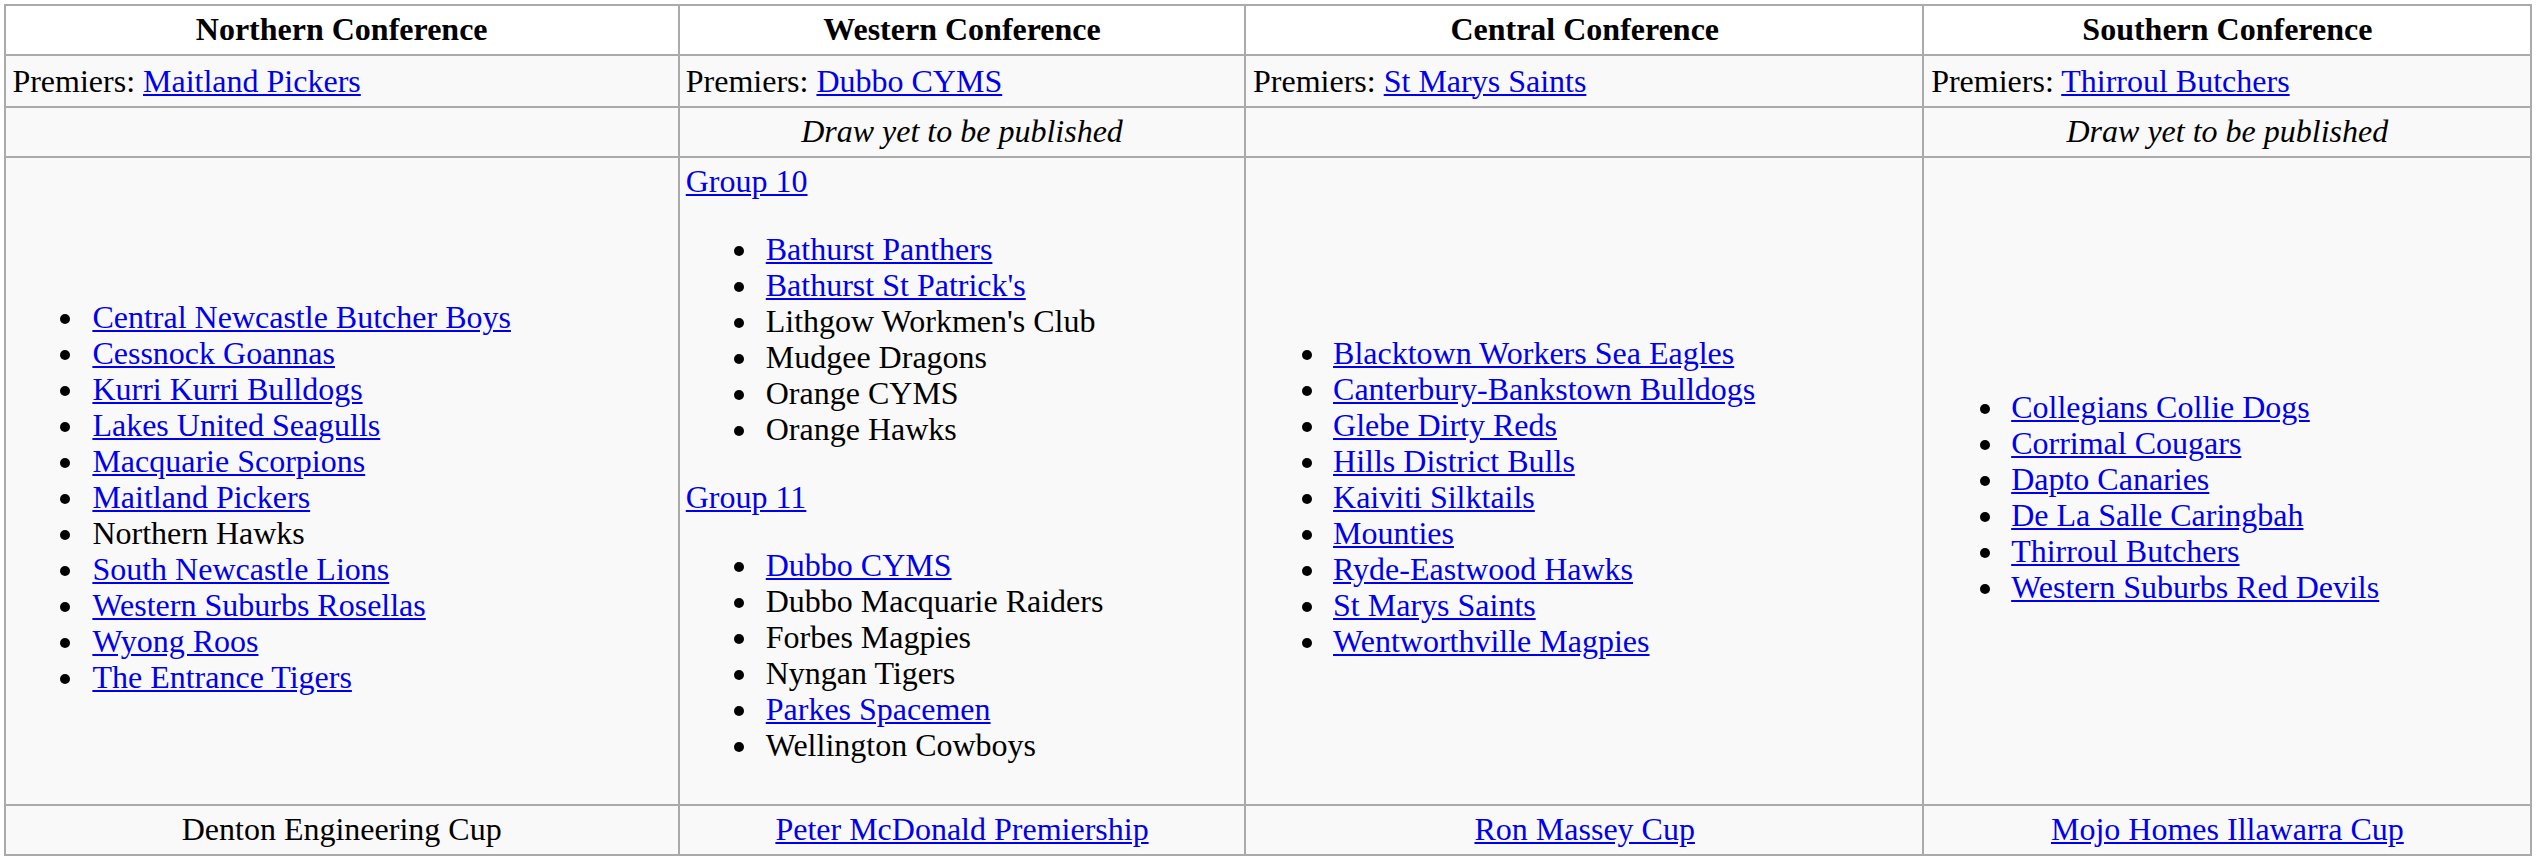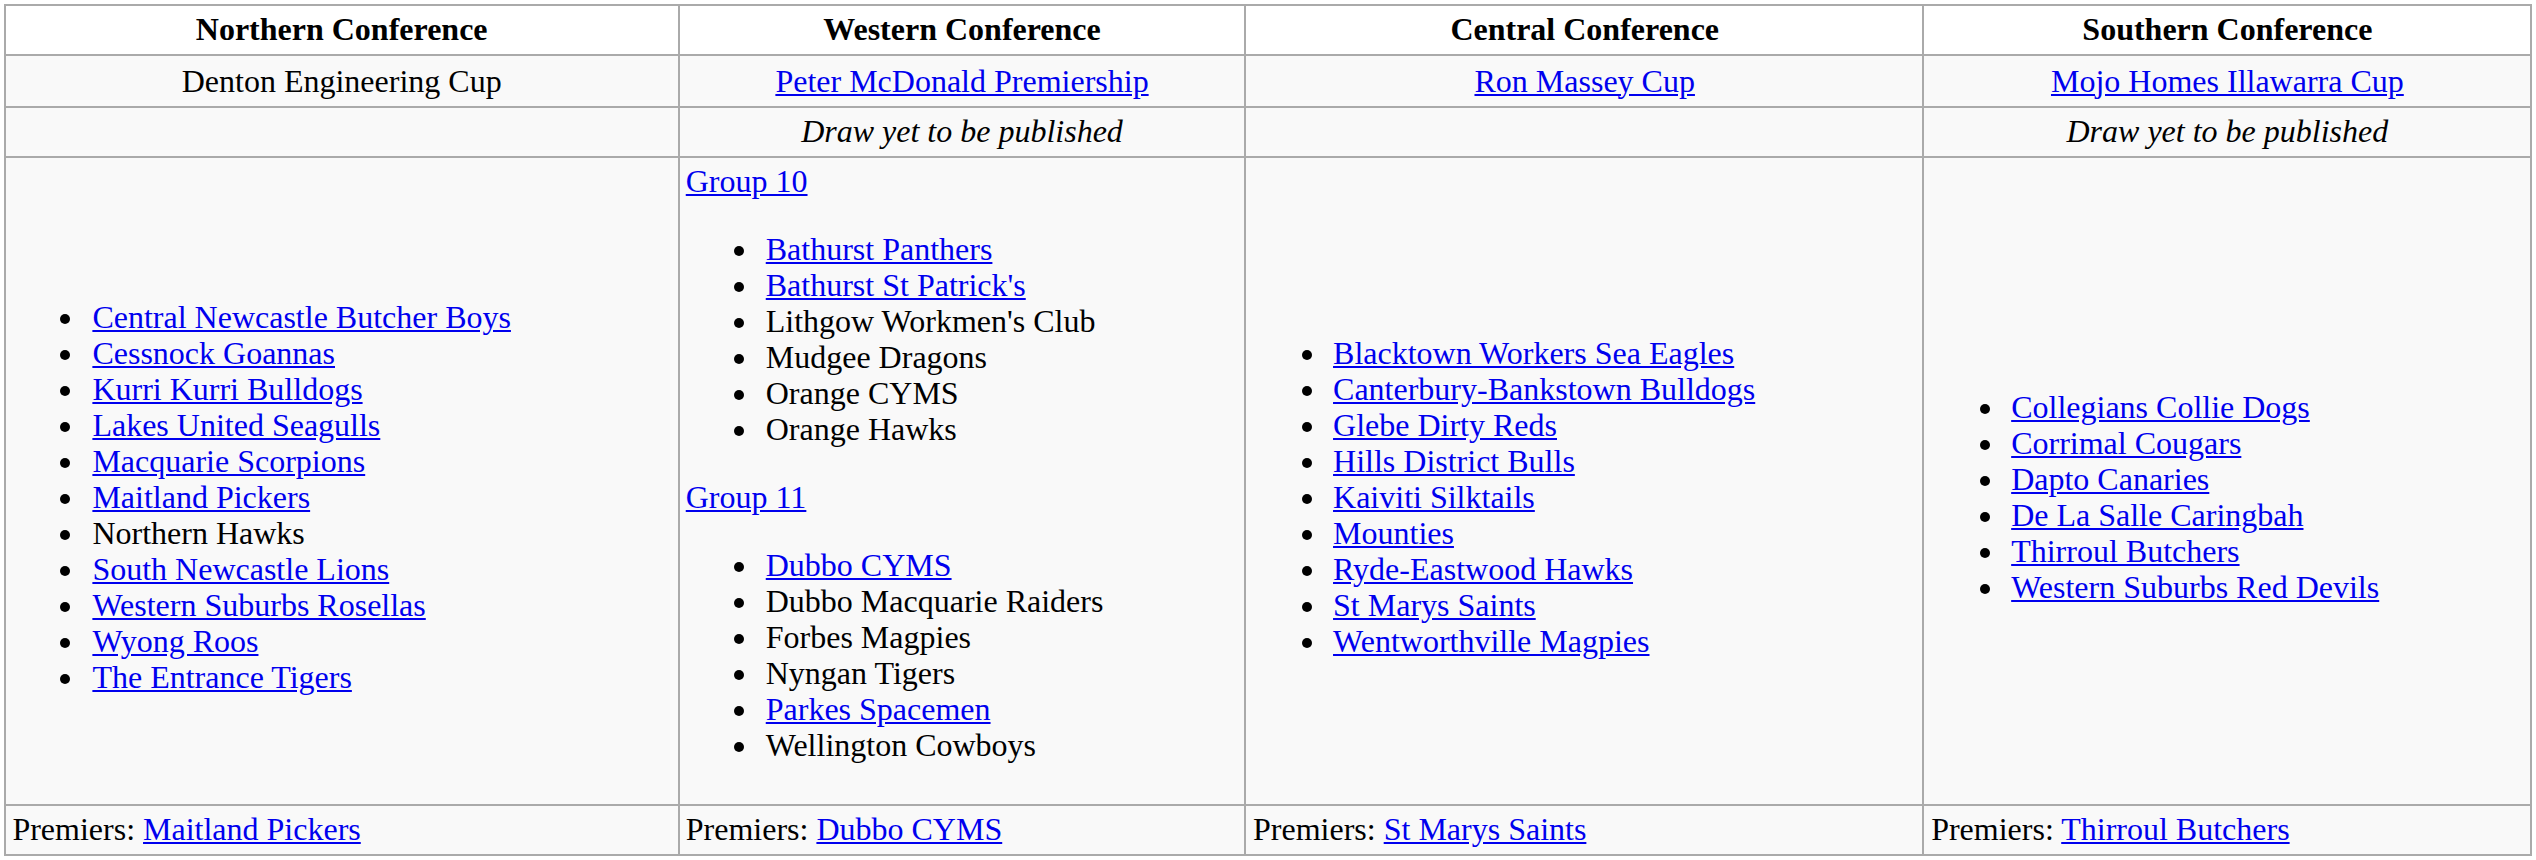rows swapped: (342, 828) <-> (187, 80)
